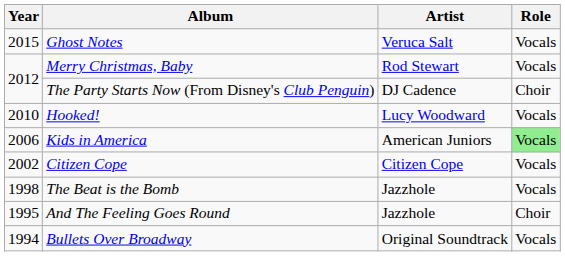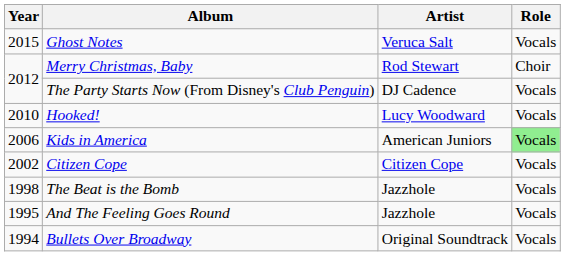(536, 66) Vocals -> (533, 66) Choir
(533, 90) Choir -> (536, 90) Vocals
(533, 213) Choir -> (536, 213) Vocals
